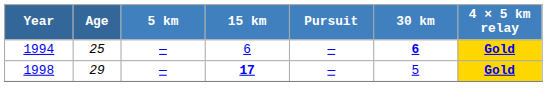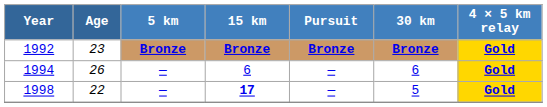+ row: (39, 51)
(97, 51) 25 -> (97, 71) 26
(415, 51) bold -> (415, 71) normal
(97, 71) 29 -> (97, 92) 22
